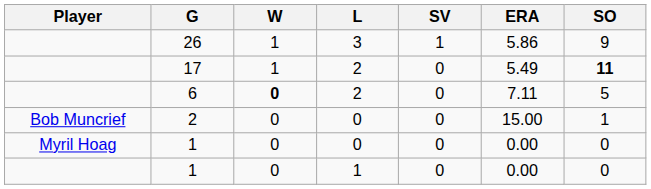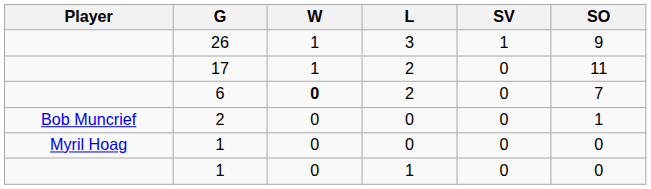- column: (522, 17)
(605, 68) bold -> (599, 68) normal
(605, 94) 5 -> (599, 94) 7
